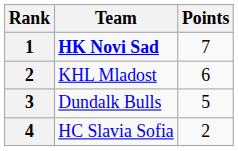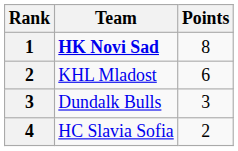(206, 46) 7 -> (206, 46) 8
(206, 103) 5 -> (206, 103) 3
